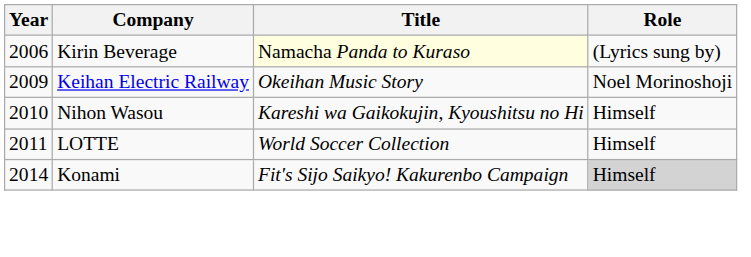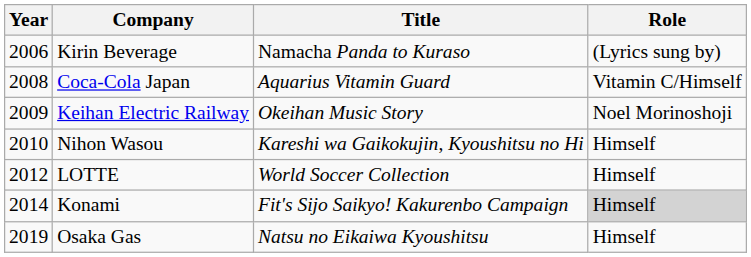(364, 50) lightyellow background -> (364, 50) no background
+ row: (124, 81)
(28, 143) 2011 -> (29, 174) 2012
+ row: (99, 236)
